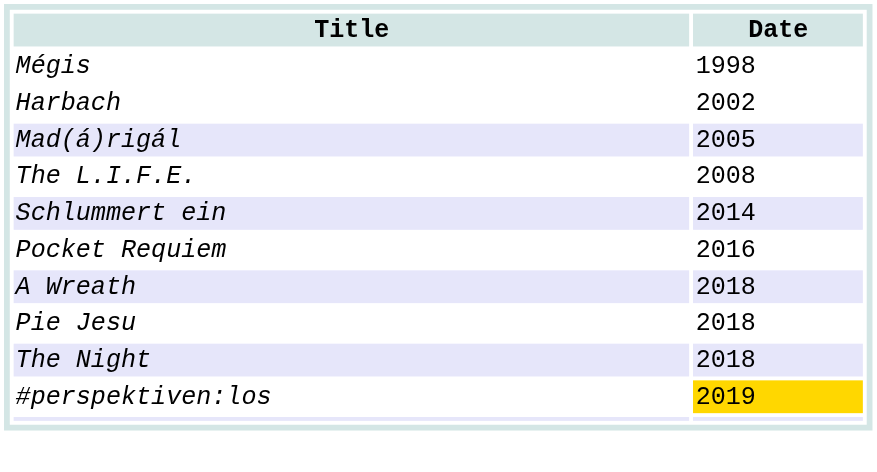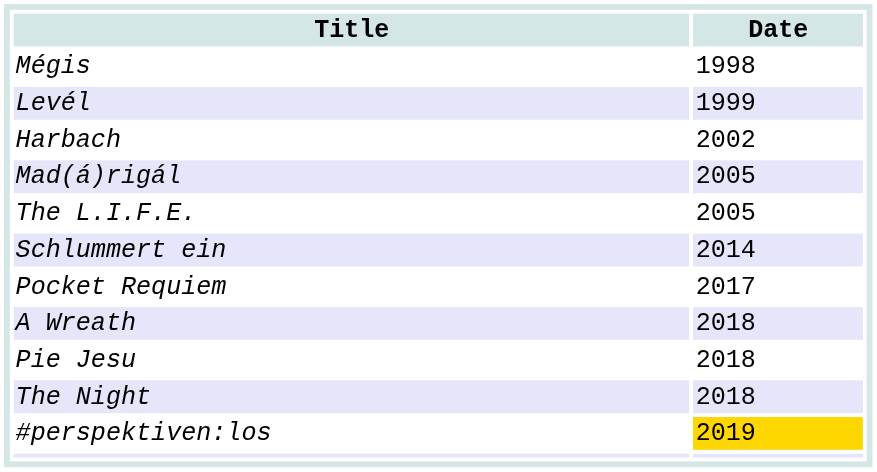+ row: (53, 103)
(726, 177) 2008 -> (726, 213) 2005
(726, 250) 2016 -> (726, 287) 2017
